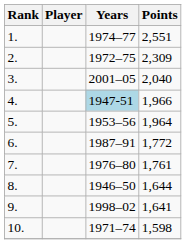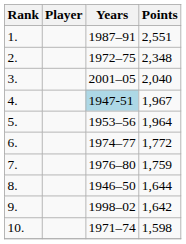(112, 36) 1974–77 -> (112, 36) 1987–91
(157, 57) 2,309 -> (157, 57) 2,348
(157, 100) 1,966 -> (157, 100) 1,967
(112, 143) 1987–91 -> (112, 143) 1974–77
(157, 164) 1,761 -> (157, 164) 1,759
(157, 206) 1,641 -> (157, 206) 1,642
